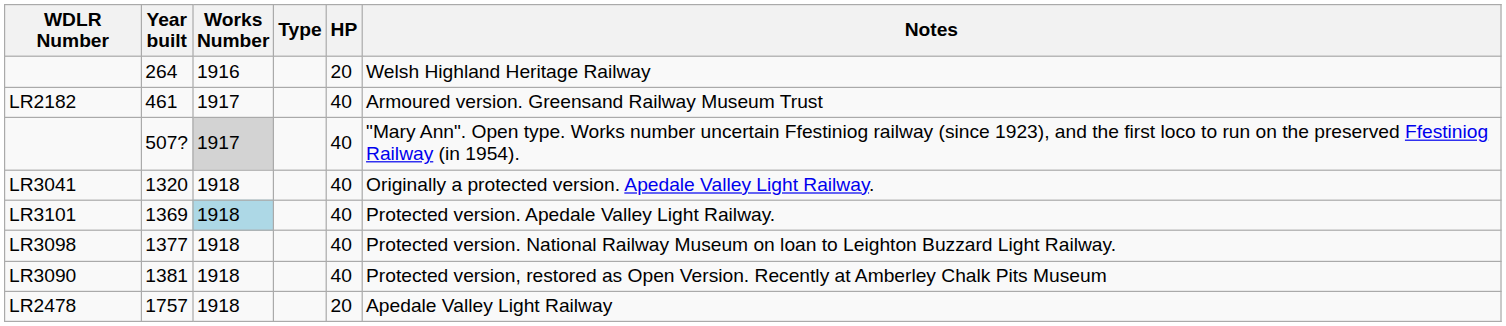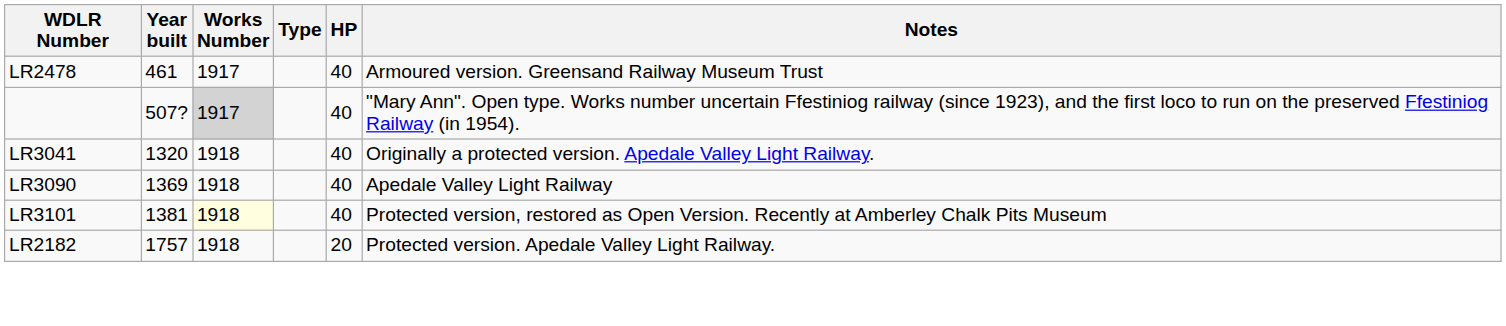- row: (161, 71)
(43, 102) LR2182 -> (43, 71) LR2478
(43, 215) LR3101 -> (43, 184) LR3090
(218, 215) lightblue background -> (218, 184) no background
(571, 215) Protected version. Apedale Valley Light Railway. -> (489, 184) Apedale Valley Light Railway
- row: (167, 245)
(43, 276) LR3090 -> (43, 215) LR3101
(218, 276) no background -> (218, 215) lightyellow background
(43, 306) LR2478 -> (43, 245) LR2182
(489, 306) Apedale Valley Light Railway -> (571, 245) Protected version. Apedale Valley Light Railway.
